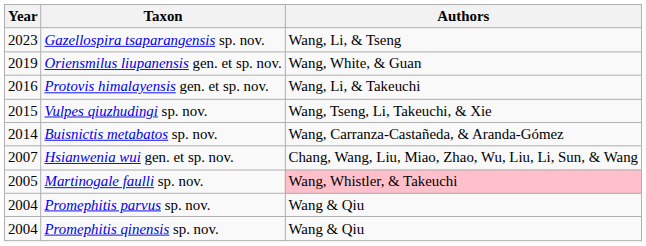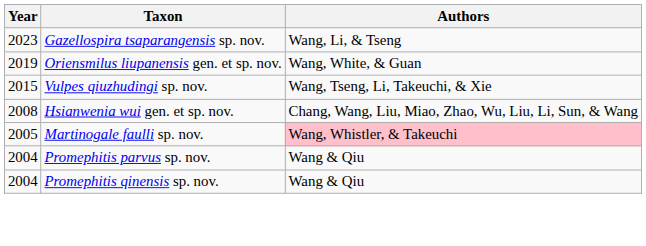- row: (157, 87)
- row: (131, 134)
(23, 157) 2007 -> (23, 110) 2008
